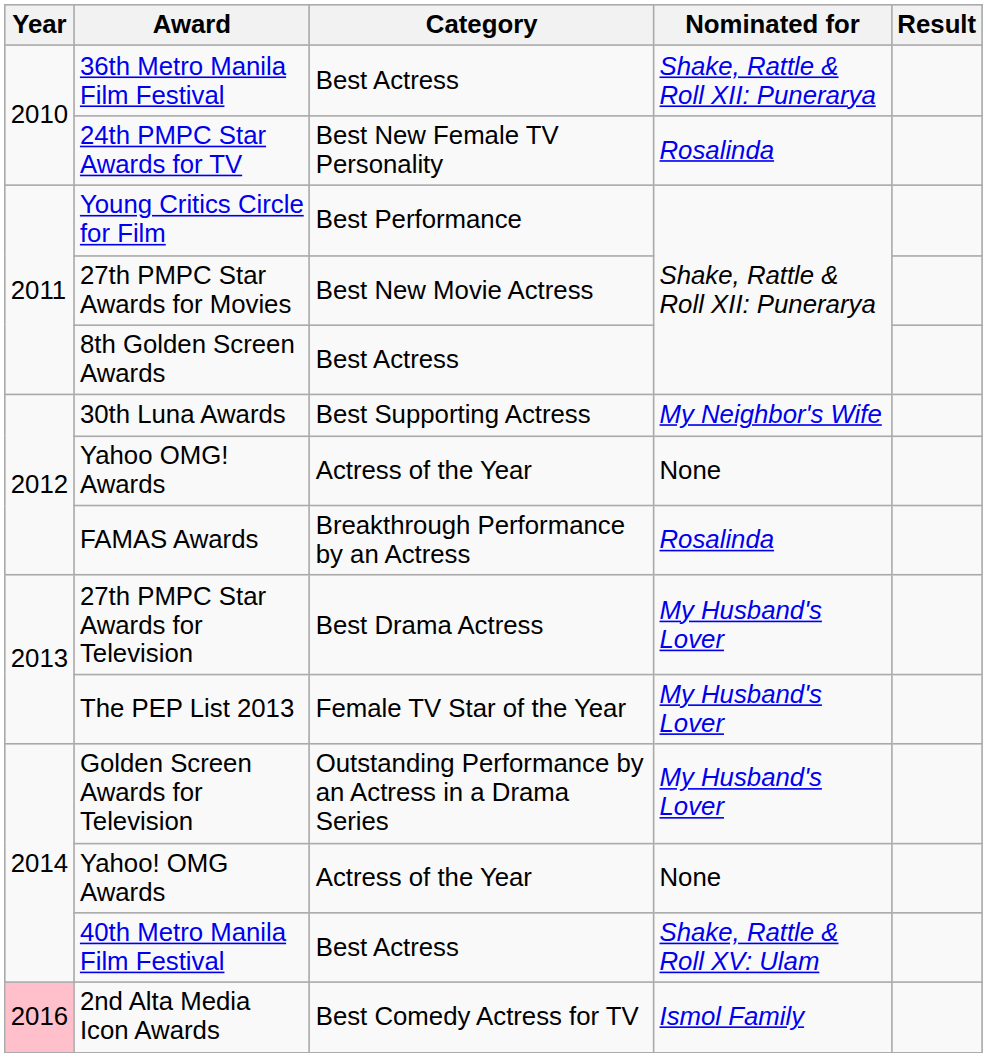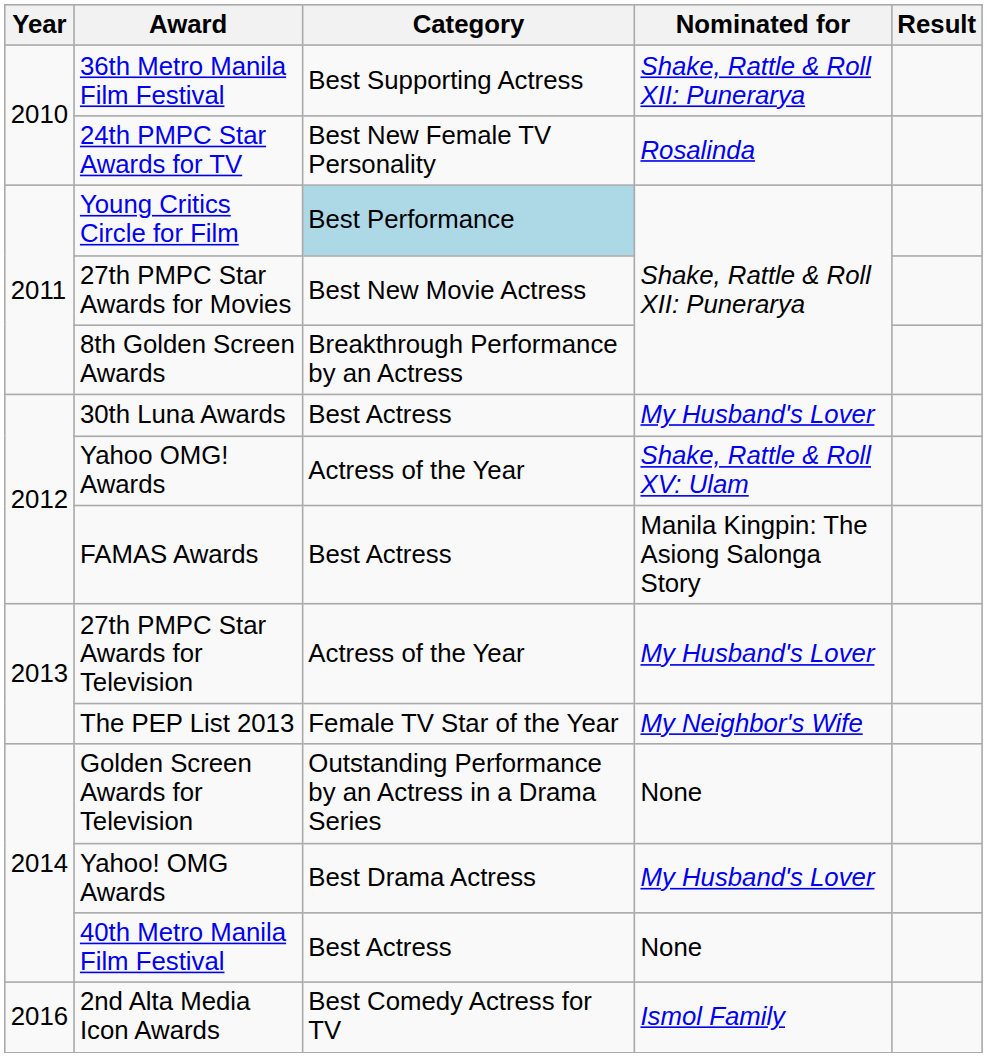(387, 80) Best Actress -> (446, 80) Best Supporting Actress
(419, 219) no background -> (411, 219) lightblue background
(387, 359) Best Actress -> (463, 359) Breakthrough Performance by an Actress
(453, 414) Best Supporting Actress -> (380, 414) Best Actress
(771, 414) My Neighbor's Wife -> (757, 414) My Husband's Lover
(690, 470) None -> (756, 470) Shake, Rattle & Roll XV: Ulam
(470, 540) Breakthrough Performance by an Actress -> (380, 554) Best Actress
(717, 540) Rosalinda -> (754, 554) Manila Kingpin: The Asiong Salonga Story
(430, 624) Best Drama Actress -> (416, 653) Actress of the Year
(741, 708) My Husband's Lover -> (752, 723) My Neighbor's Wife
(741, 793) My Husband's Lover -> (671, 793) None
(424, 877) Actress of the Year -> (422, 877) Best Drama Actress
(690, 877) None -> (757, 877) My Husband's Lover
(749, 947) Shake, Rattle & Roll XV: Ulam -> (671, 947) None
(39, 1017) pink background -> (39, 1017) no background
